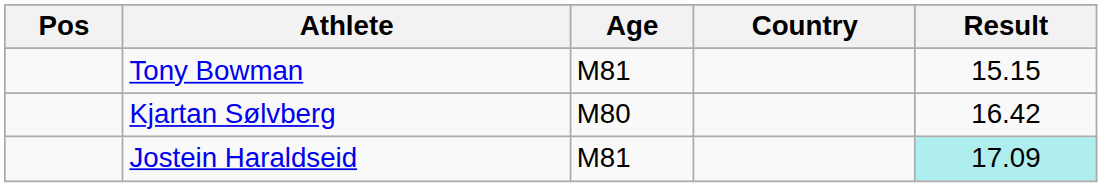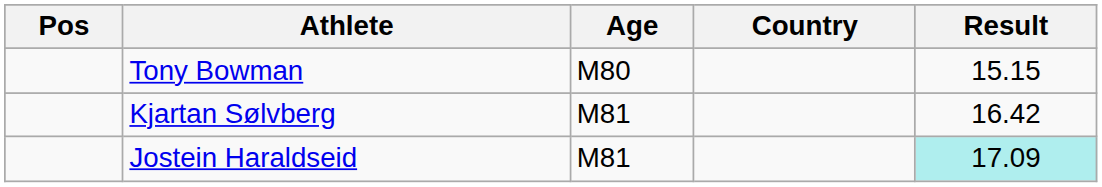(604, 70) M81 -> (604, 70) M80
(604, 114) M80 -> (604, 114) M81
